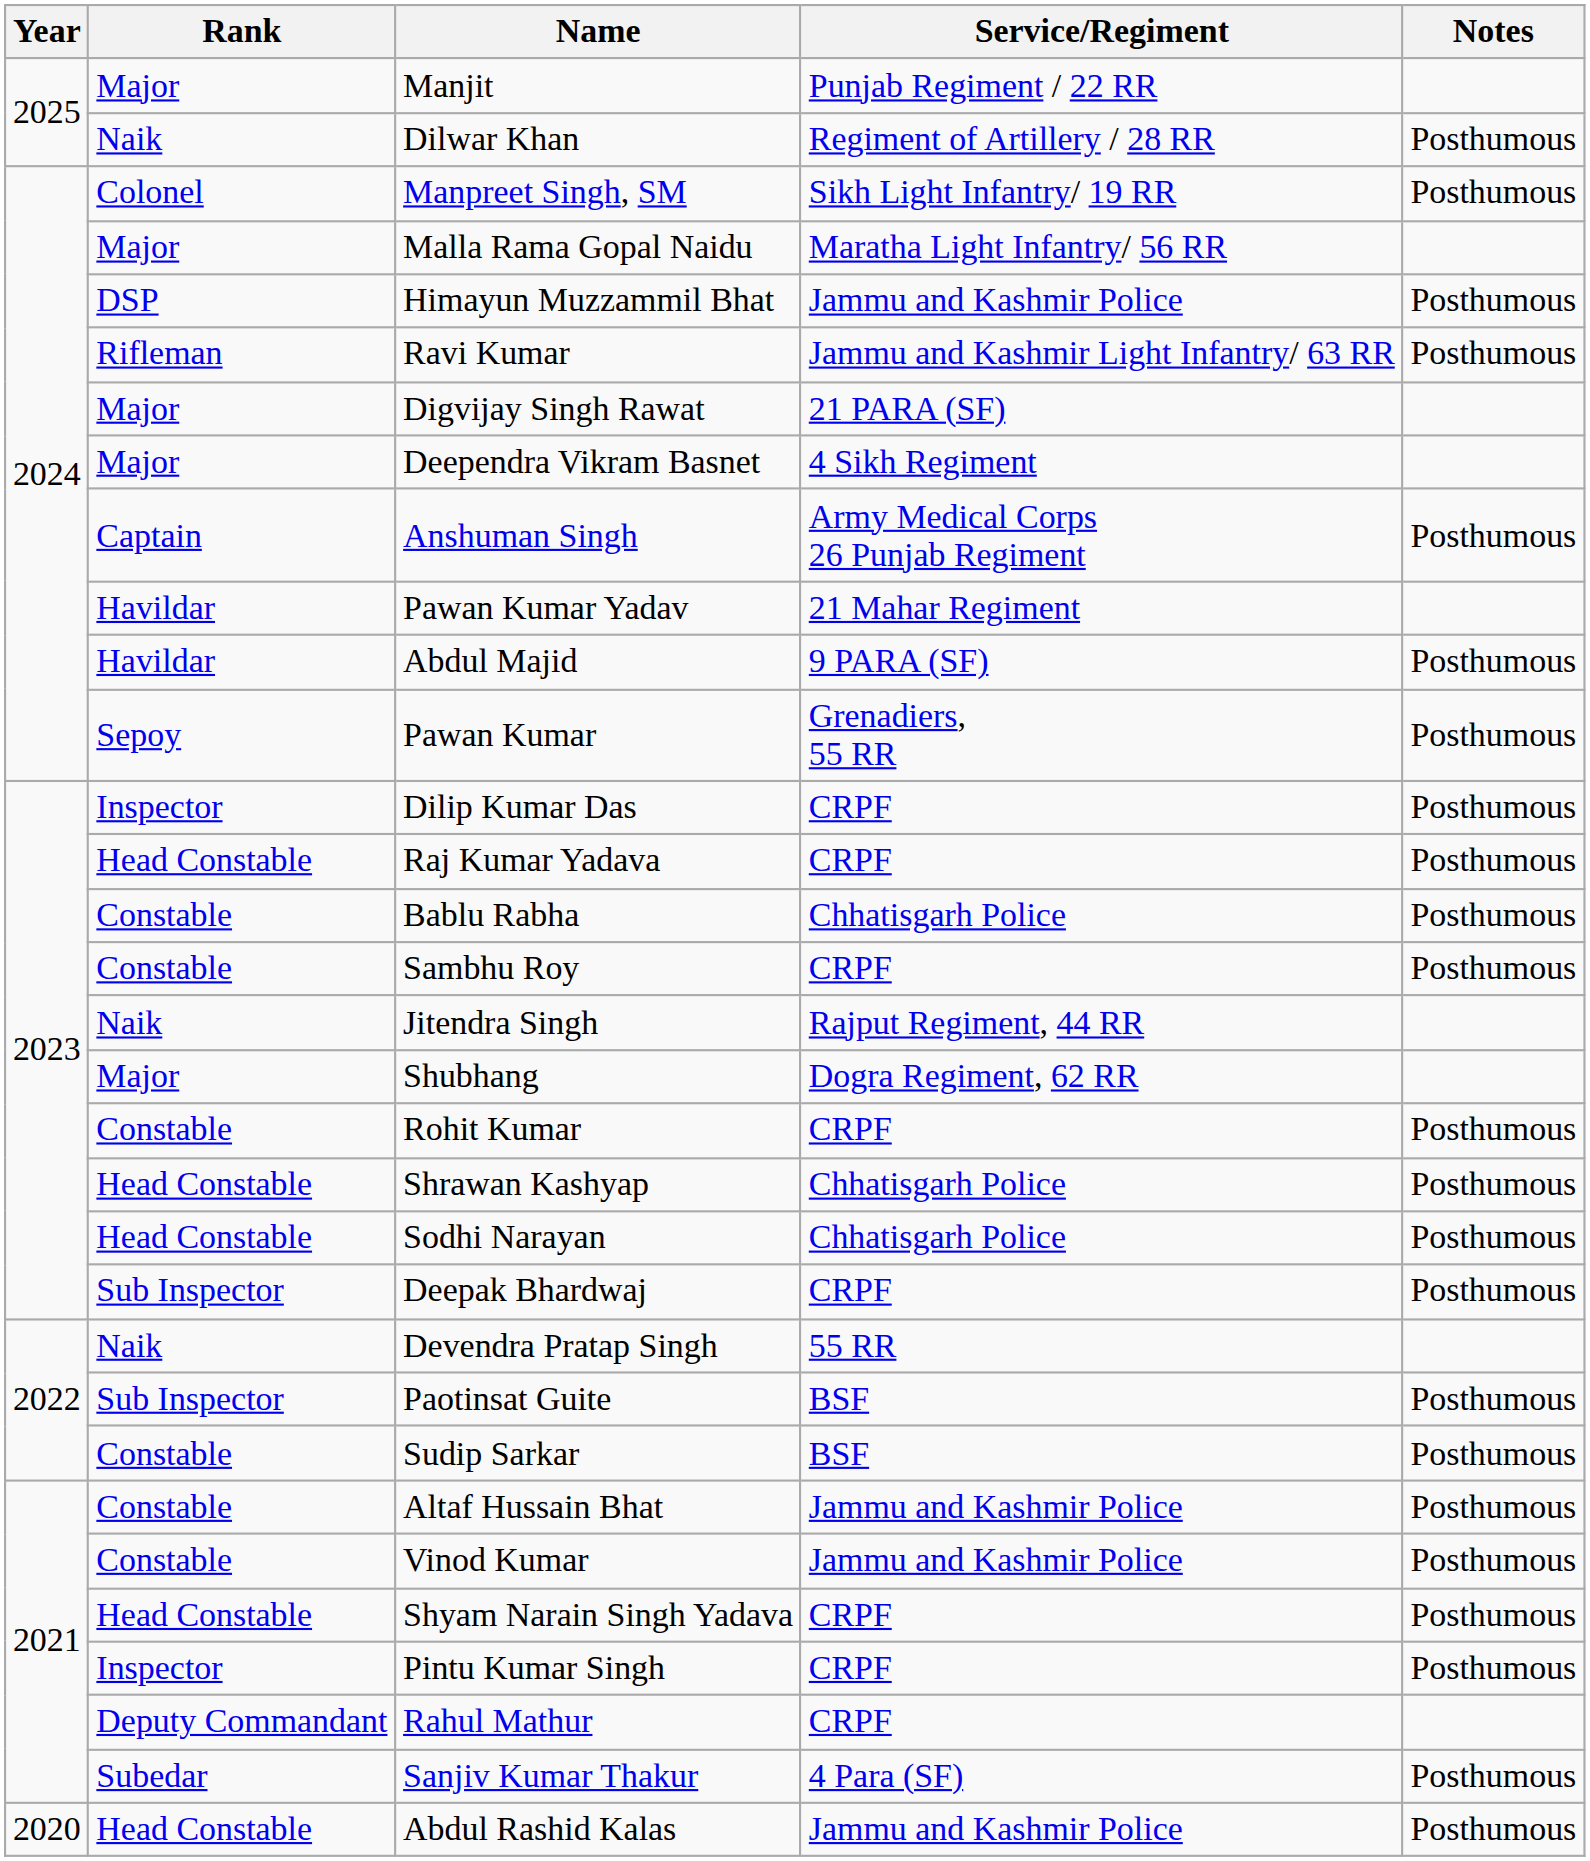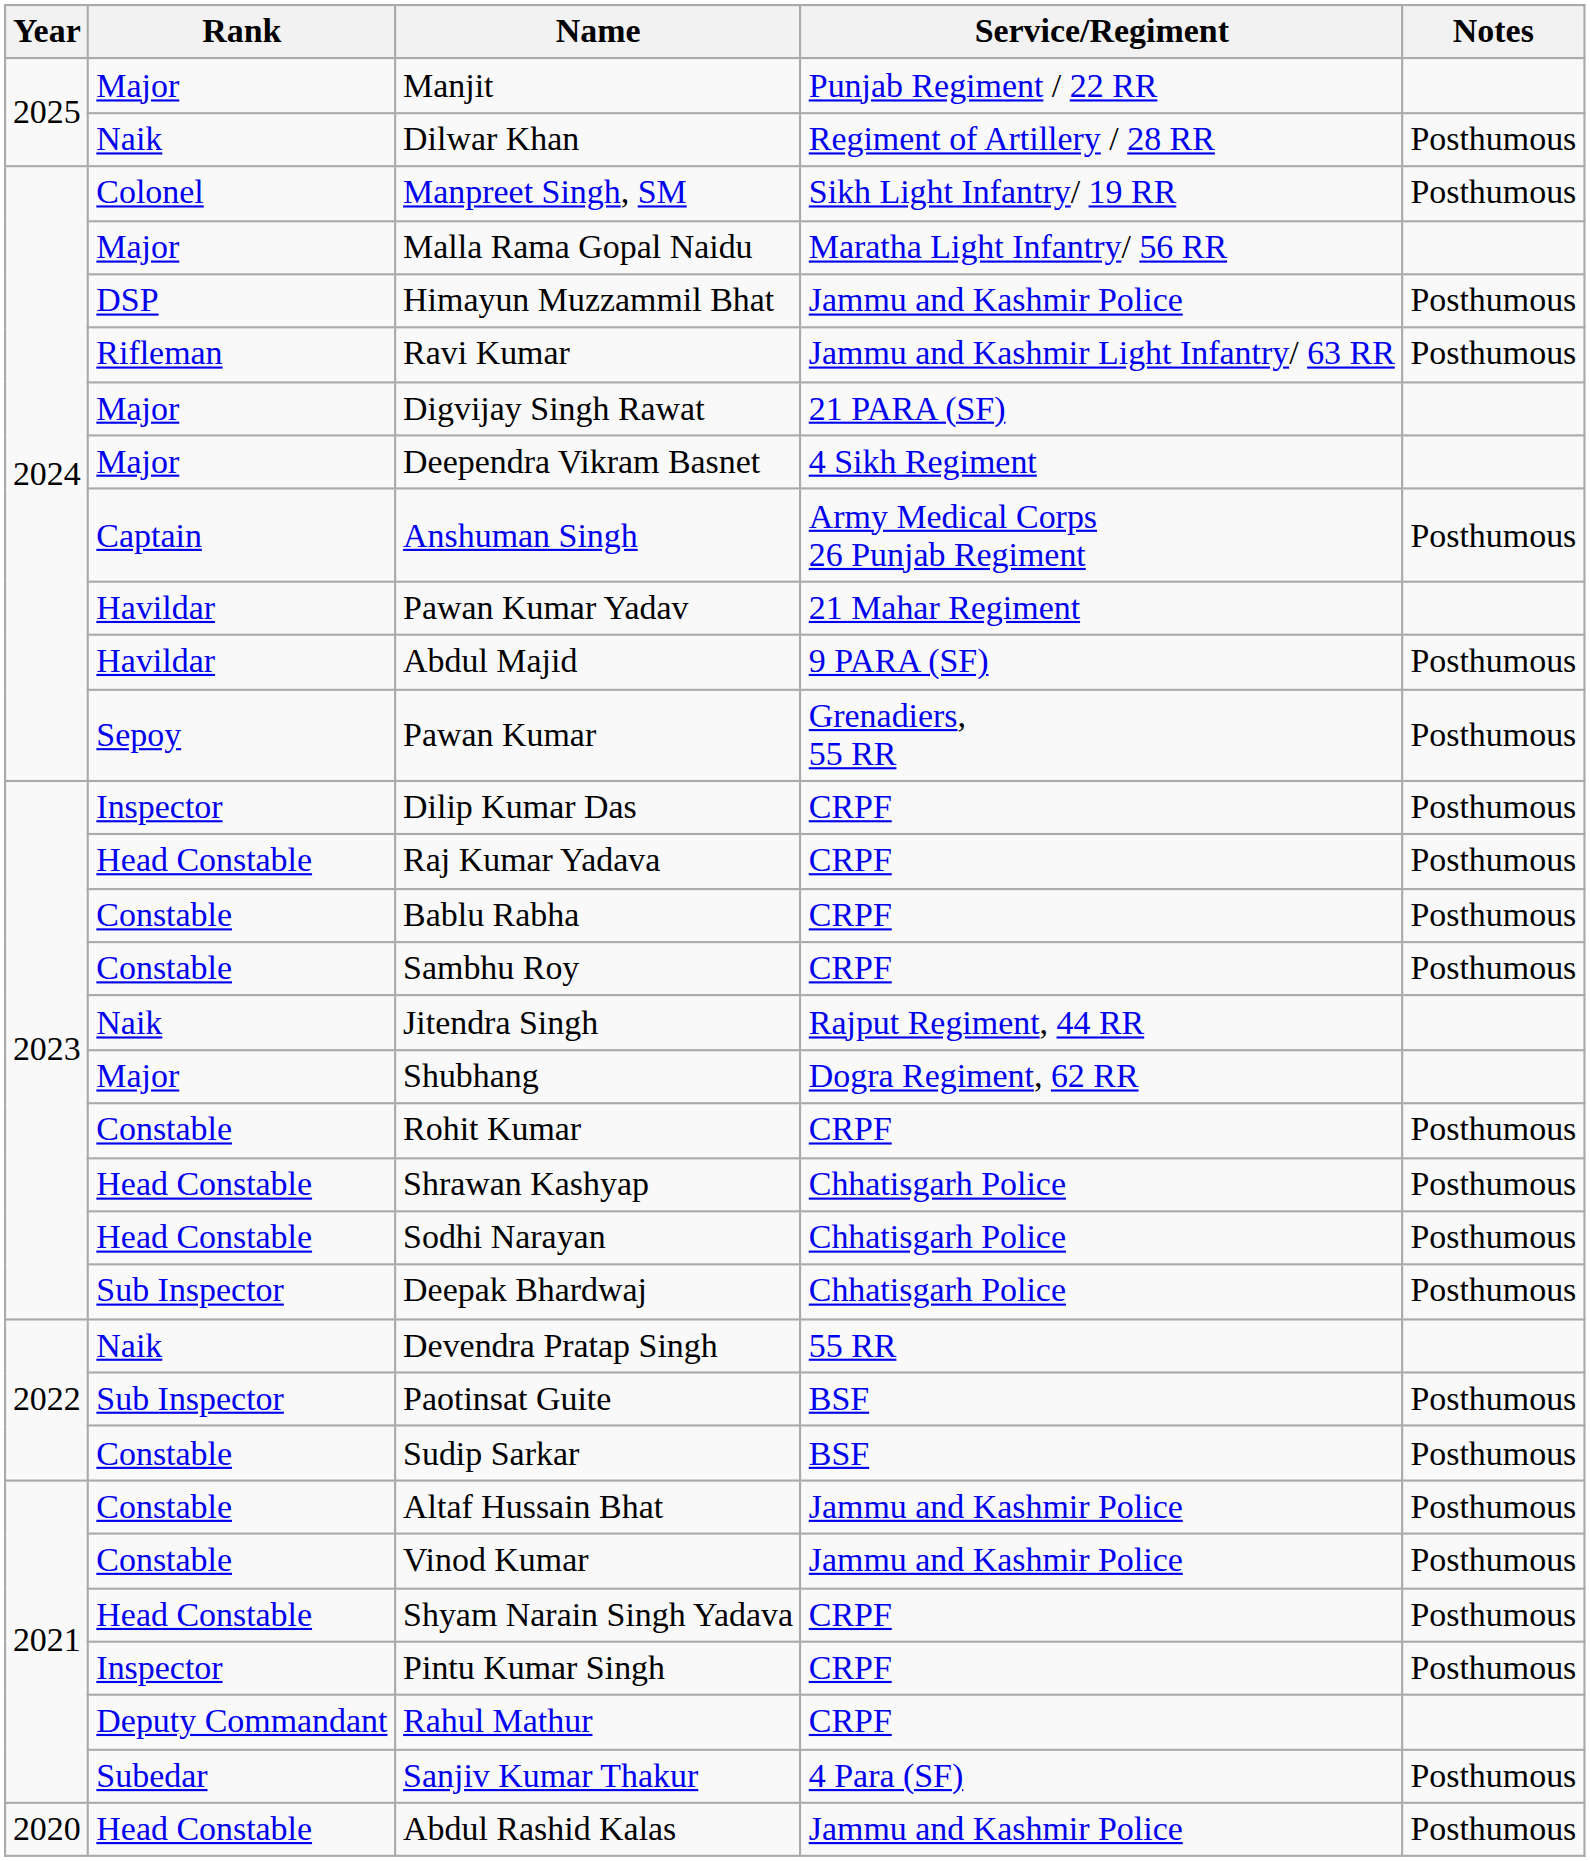(937, 914) Chhatisgarh Police -> (850, 914) CRPF
(850, 1291) CRPF -> (937, 1291) Chhatisgarh Police
